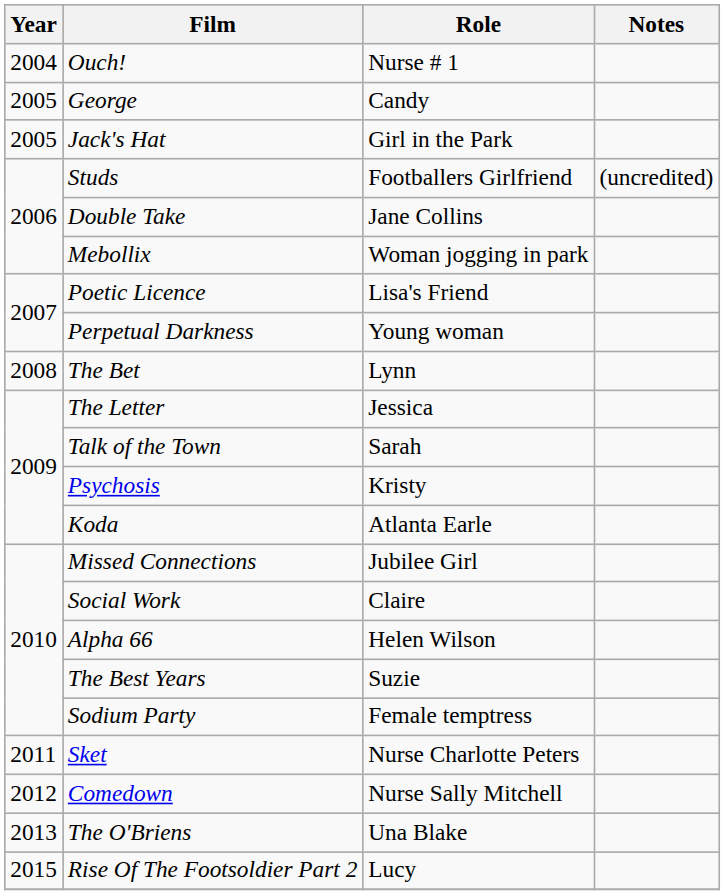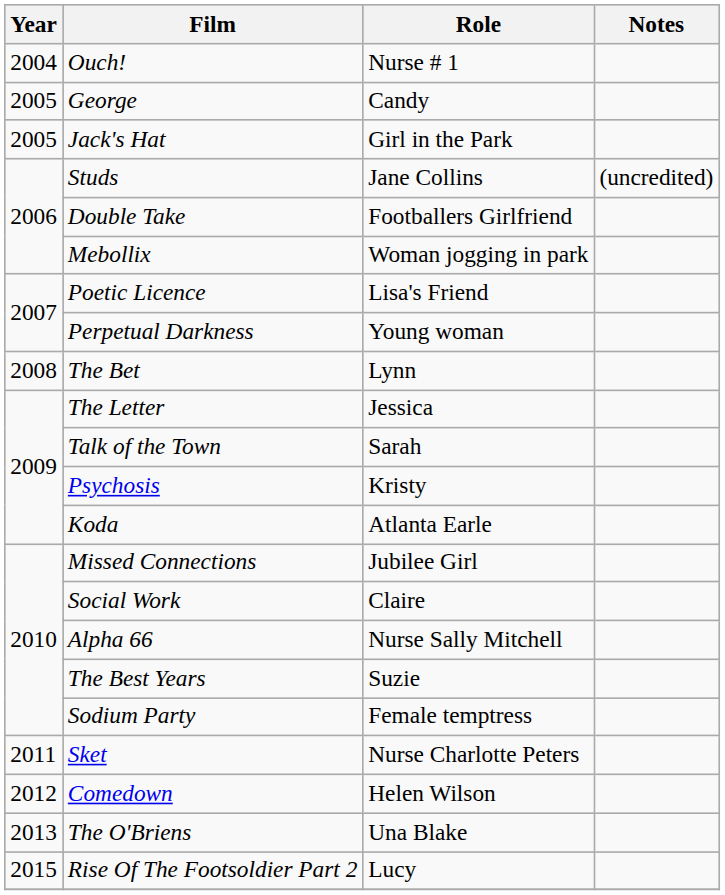(470, 178) Footballers Girlfriend -> (426, 178) Jane Collins
(426, 216) Jane Collins -> (470, 216) Footballers Girlfriend
(432, 639) Helen Wilson -> (465, 639) Nurse Sally Mitchell
(465, 793) Nurse Sally Mitchell -> (432, 793) Helen Wilson
